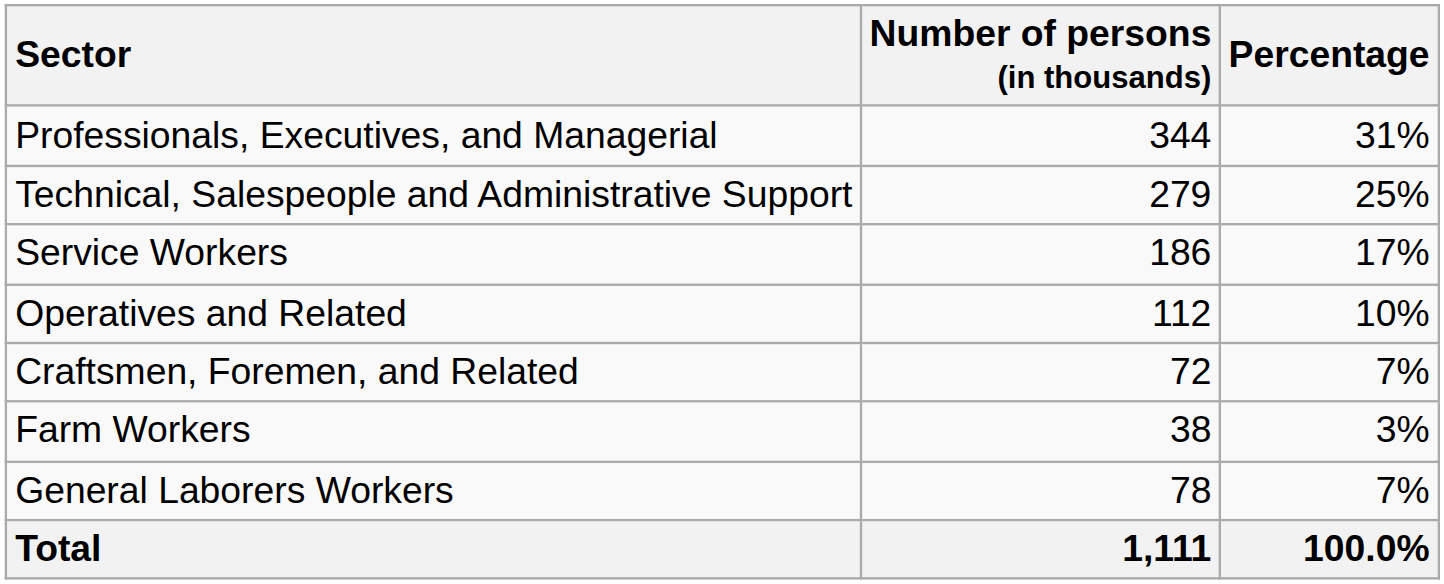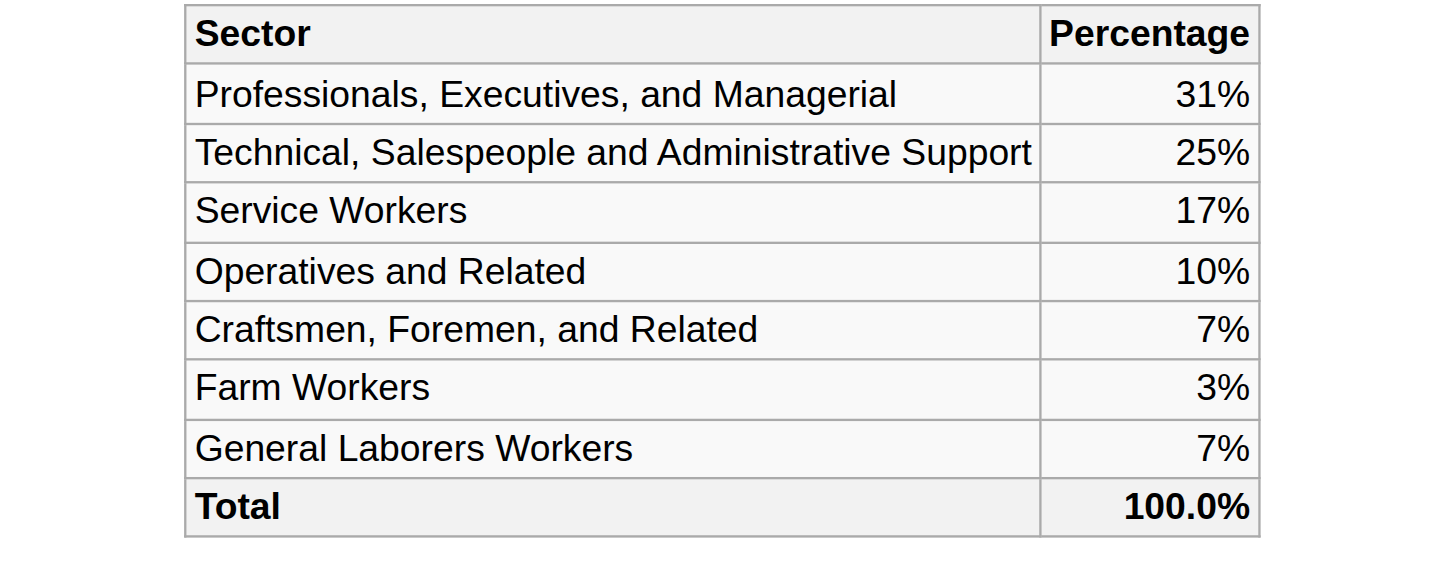- column: (1040, 55)
